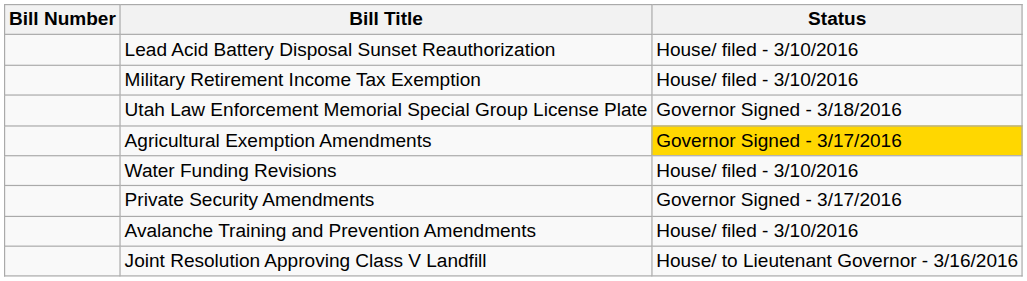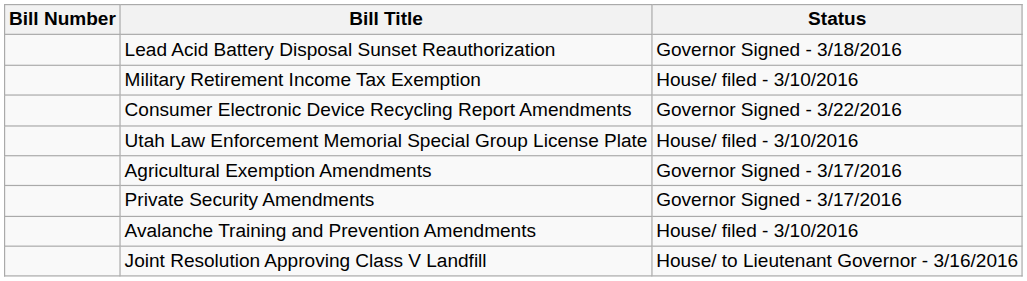(757, 49) House/ filed - 3/10/2016 -> (779, 49) Governor Signed - 3/18/2016
+ row: (378, 110)
(779, 110) Governor Signed - 3/18/2016 -> (757, 140) House/ filed - 3/10/2016
(779, 140) gold background -> (779, 170) no background
- row: (231, 170)
